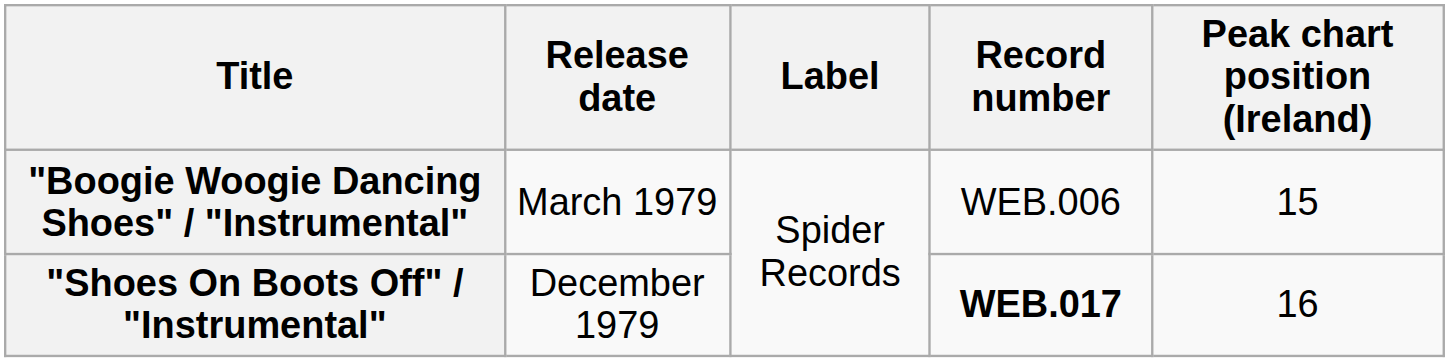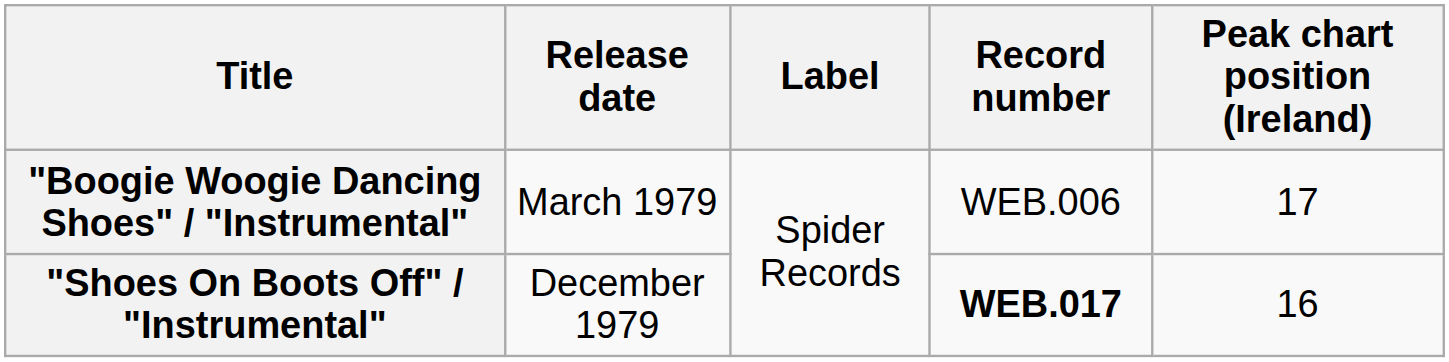(1297, 201) 15 -> (1297, 201) 17
